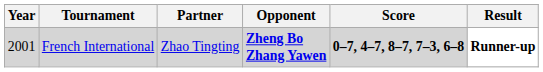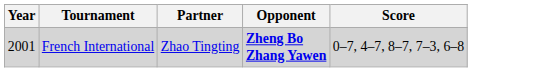- column: (503, 16)
(398, 47) bold -> (398, 47) normal
